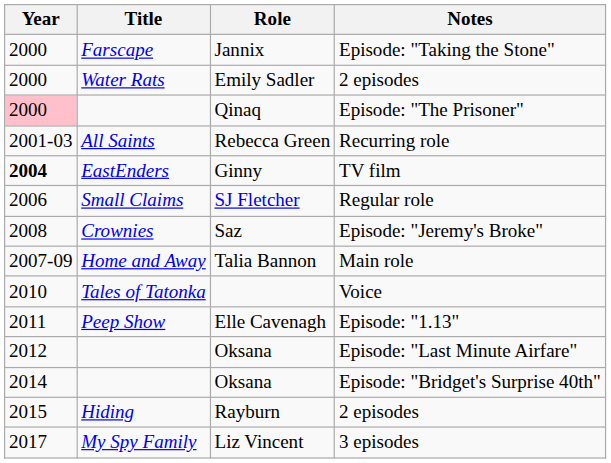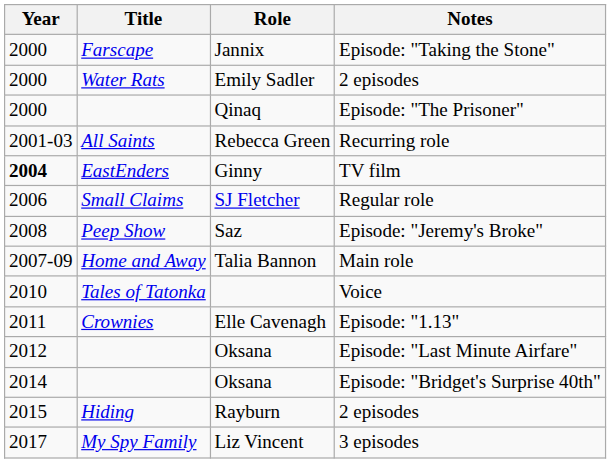(28, 110) pink background -> (28, 110) no background
(117, 230) Crownies -> (123, 230) Peep Show
(123, 321) Peep Show -> (117, 321) Crownies
